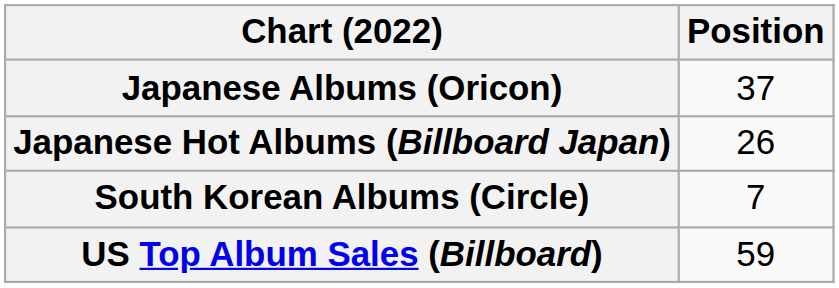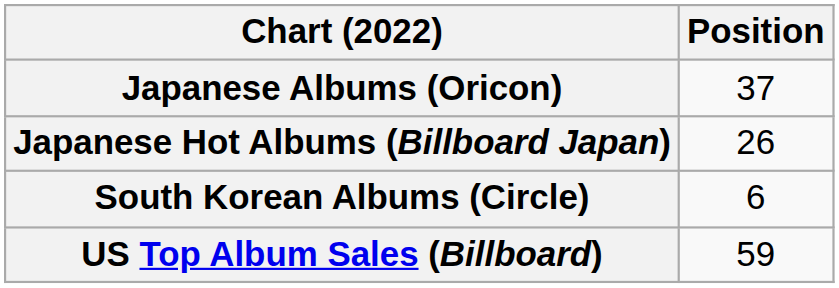(756, 198) 7 -> (756, 198) 6
